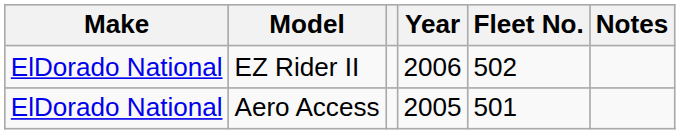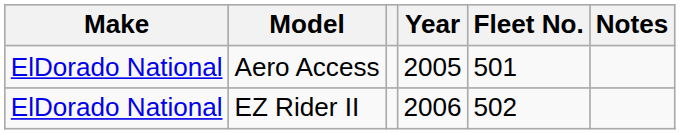rows swapped: (307, 107) <-> (297, 66)
